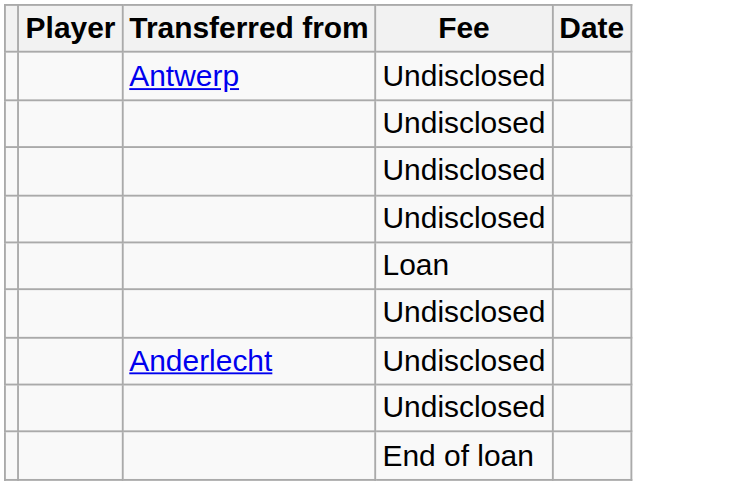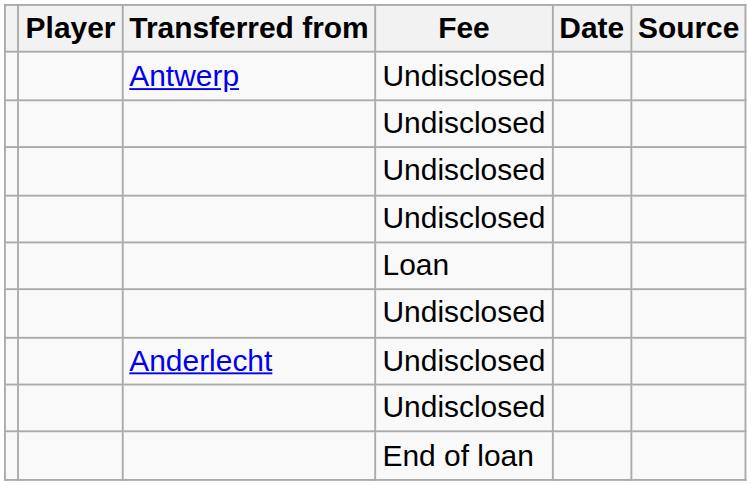+ column: (689, 28)
